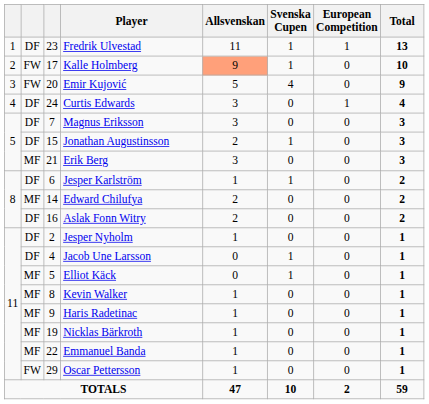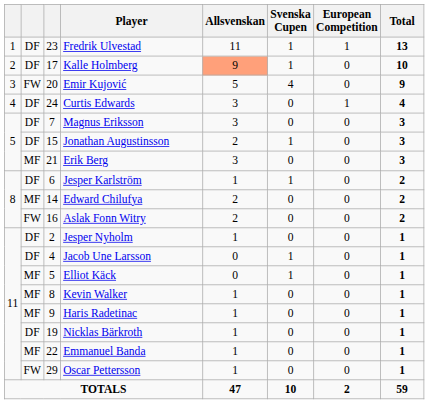(32, 65) FW -> (32, 65) DF
(32, 218) DF -> (32, 218) FW
(32, 332) MF -> (32, 332) DF
